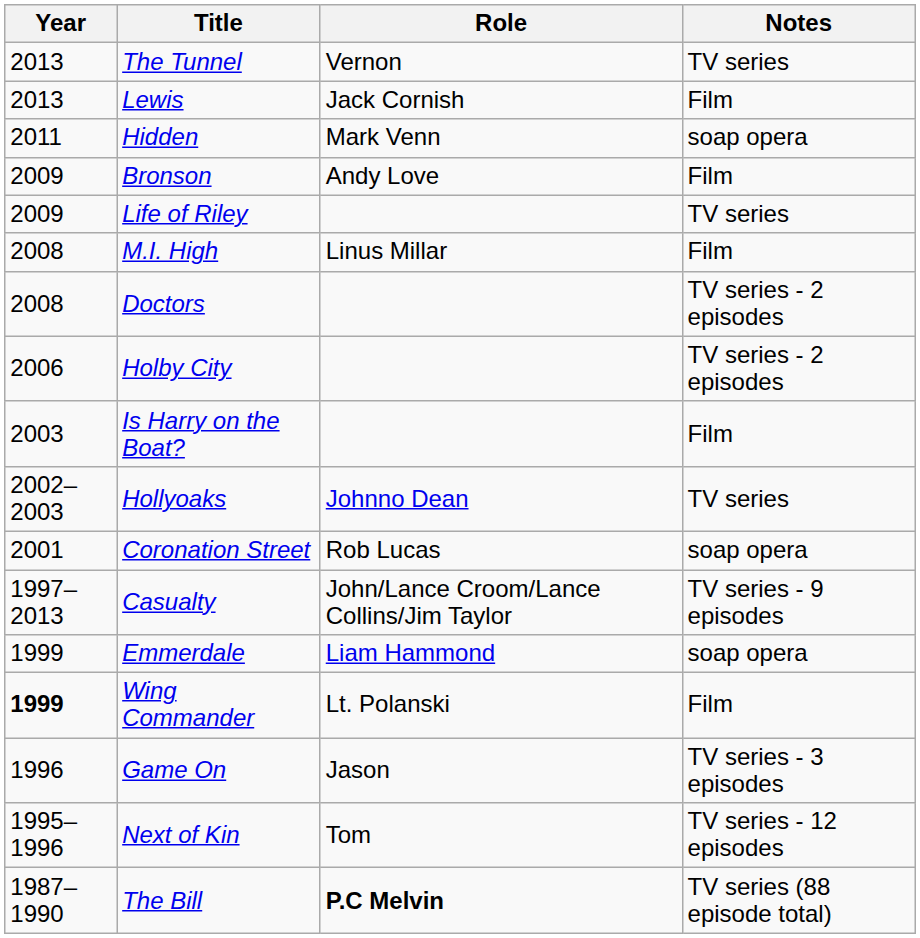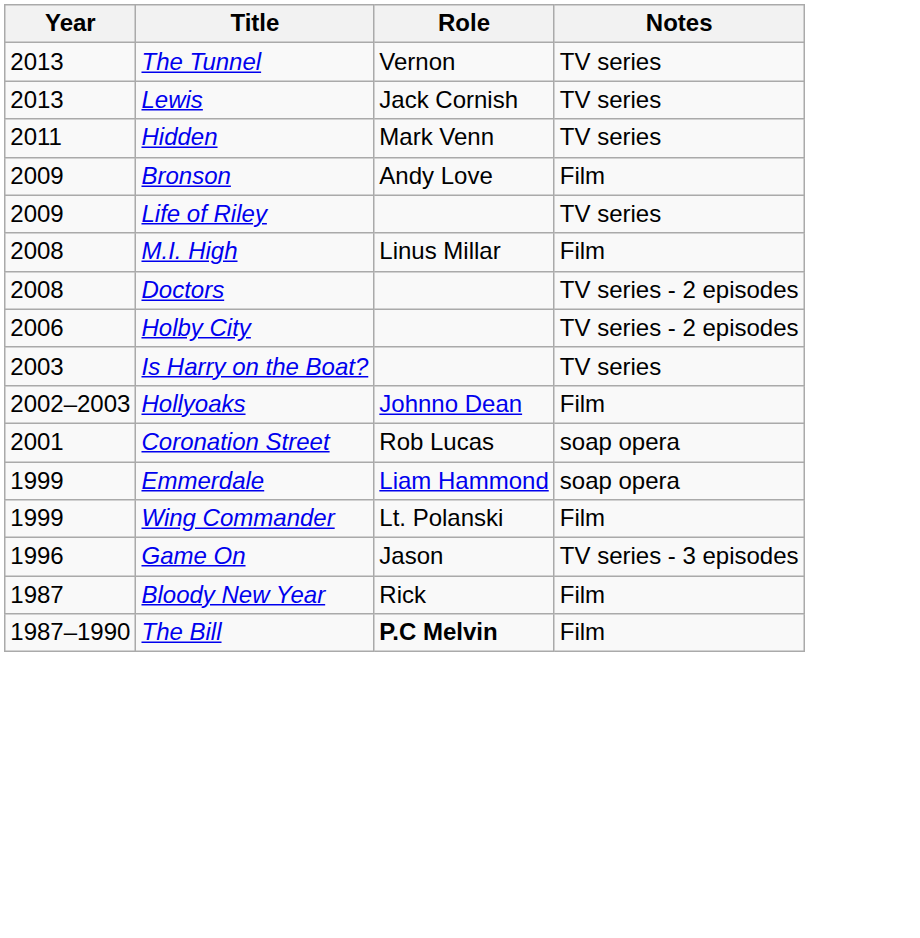(710, 99) Film -> (610, 99) TV series
(748, 137) soap opera -> (610, 137) TV series
(710, 433) Film -> (610, 366) TV series
(738, 498) TV series -> (582, 404) Film
- row: (169, 601)
(37, 704) bold -> (37, 518) normal
- row: (181, 835)
+ row: (233, 594)
(760, 900) TV series (88 episode total) -> (582, 632) Film
